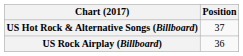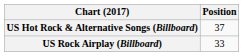(219, 43) 36 -> (219, 43) 33
